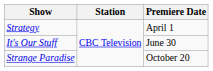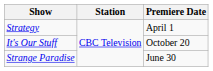(161, 43) June 30 -> (168, 43) October 20
(168, 58) October 20 -> (161, 58) June 30
